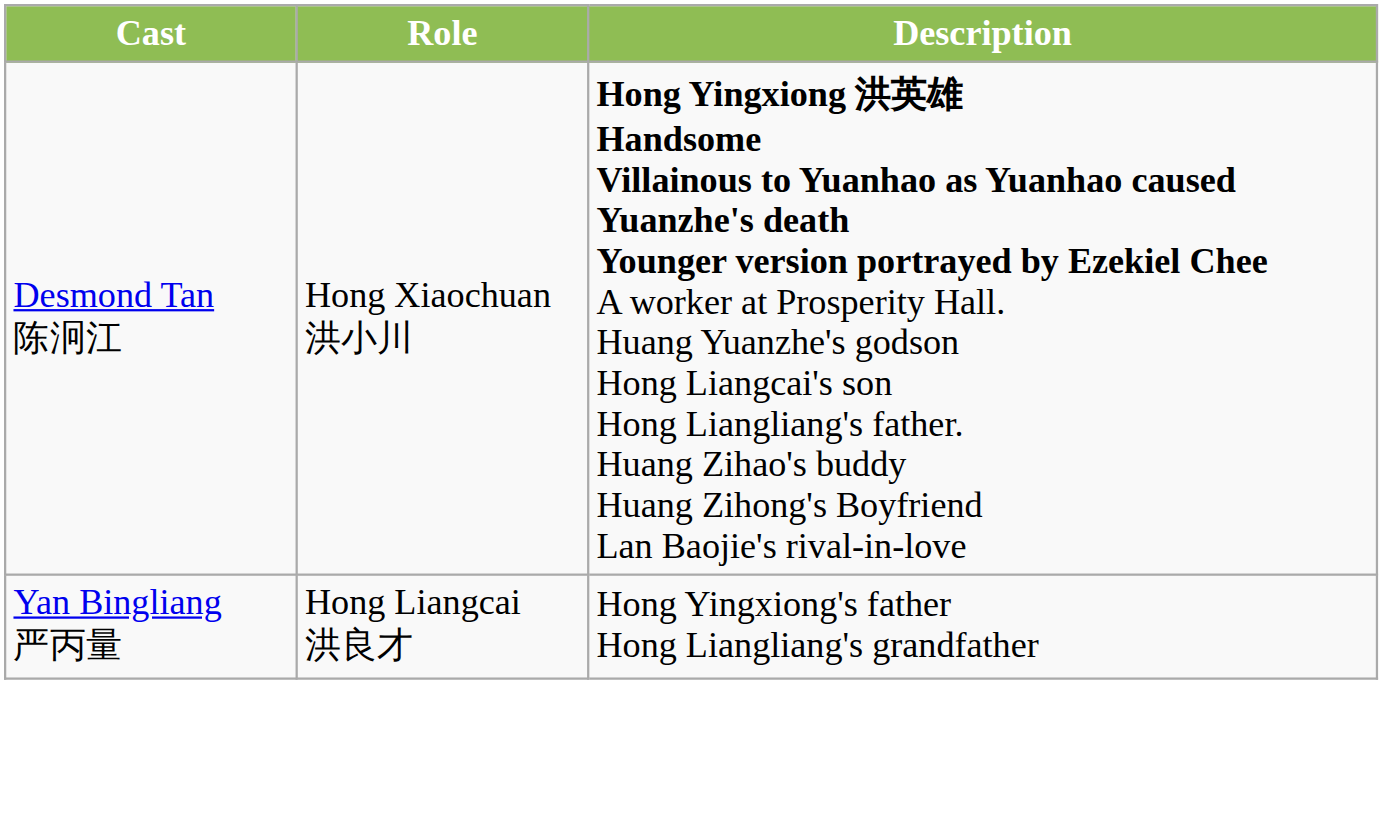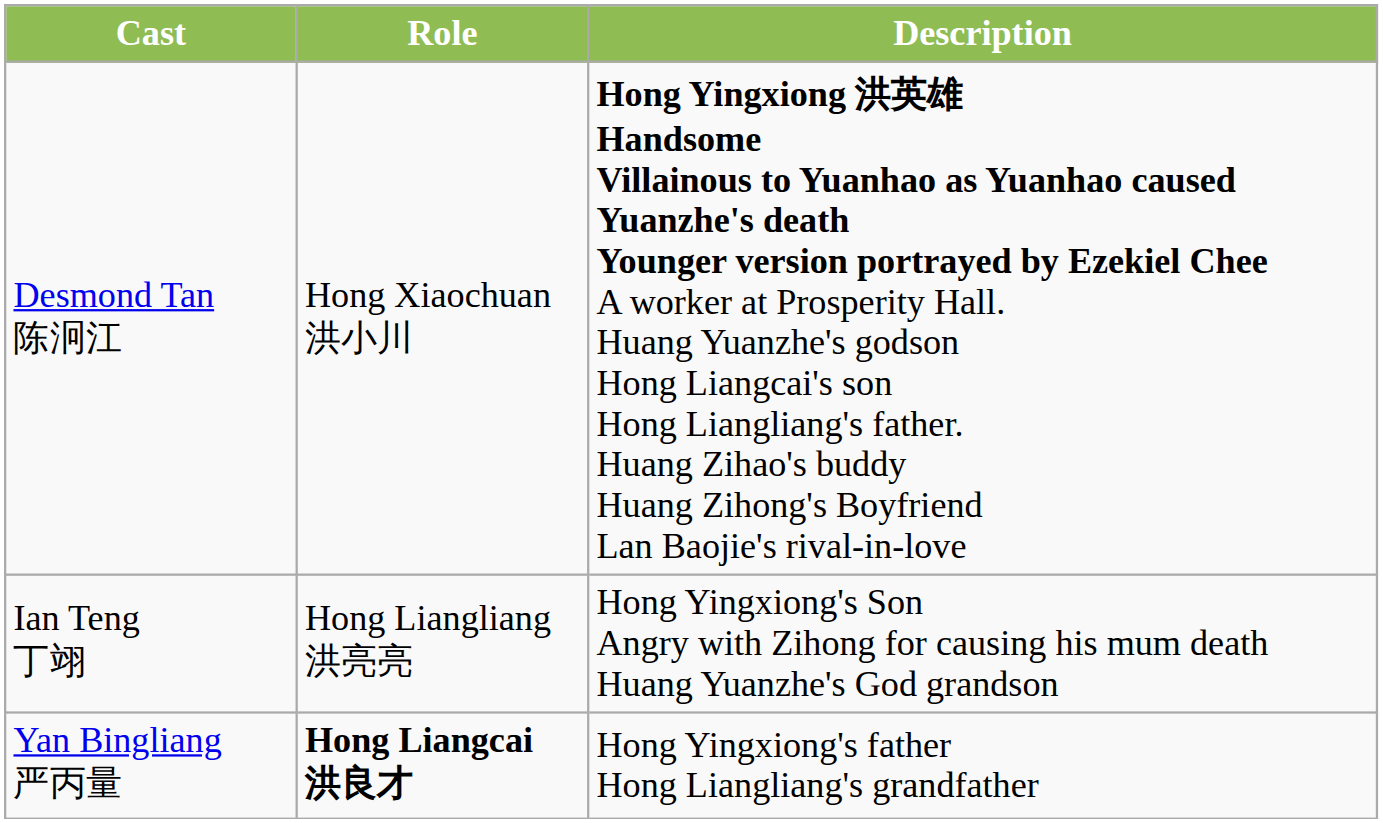+ row: (77, 640)
(413, 623) normal -> (419, 762) bold
